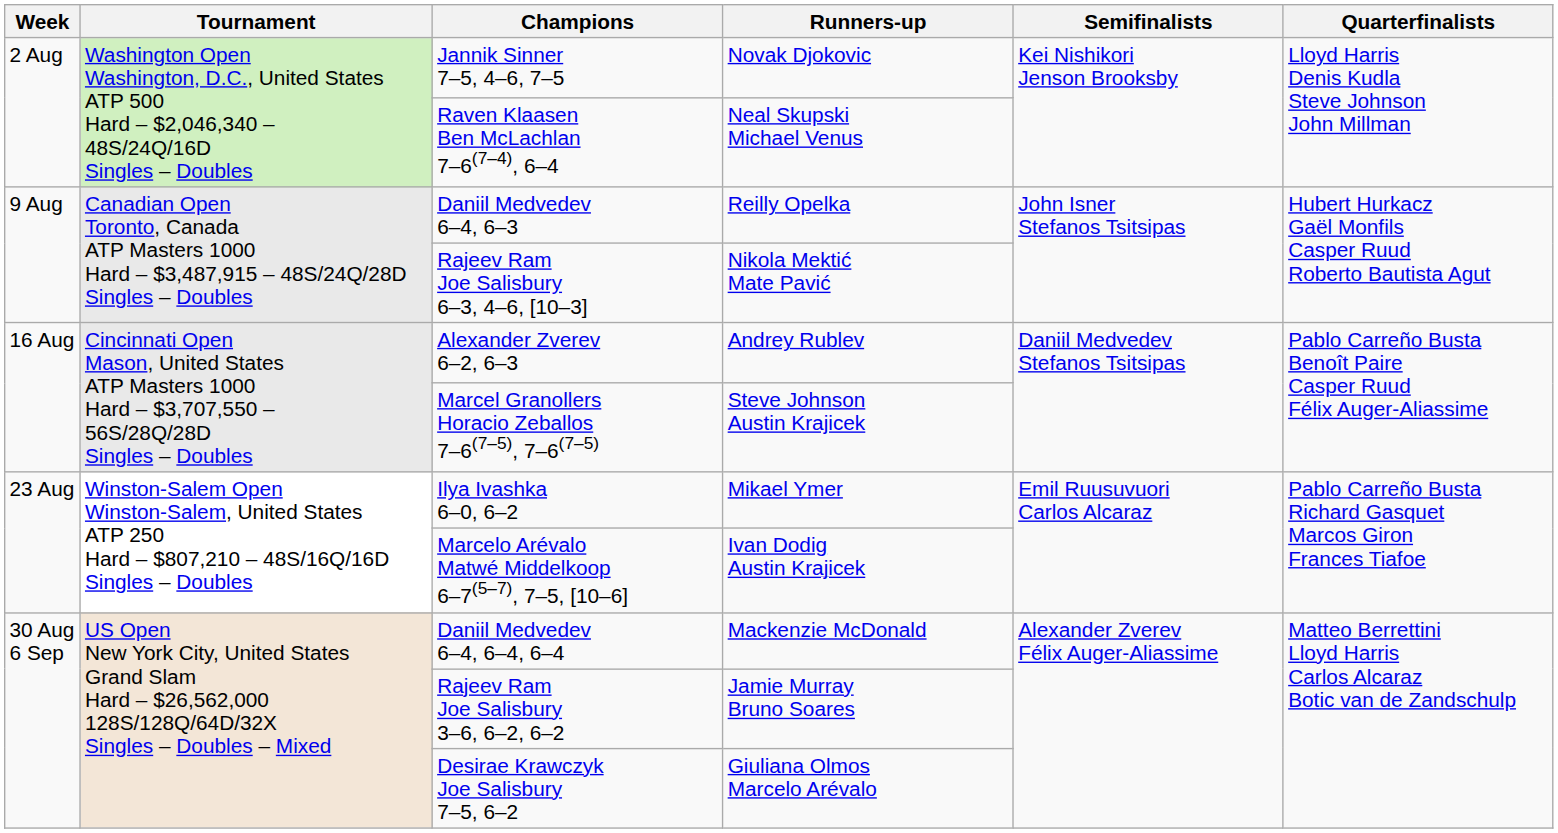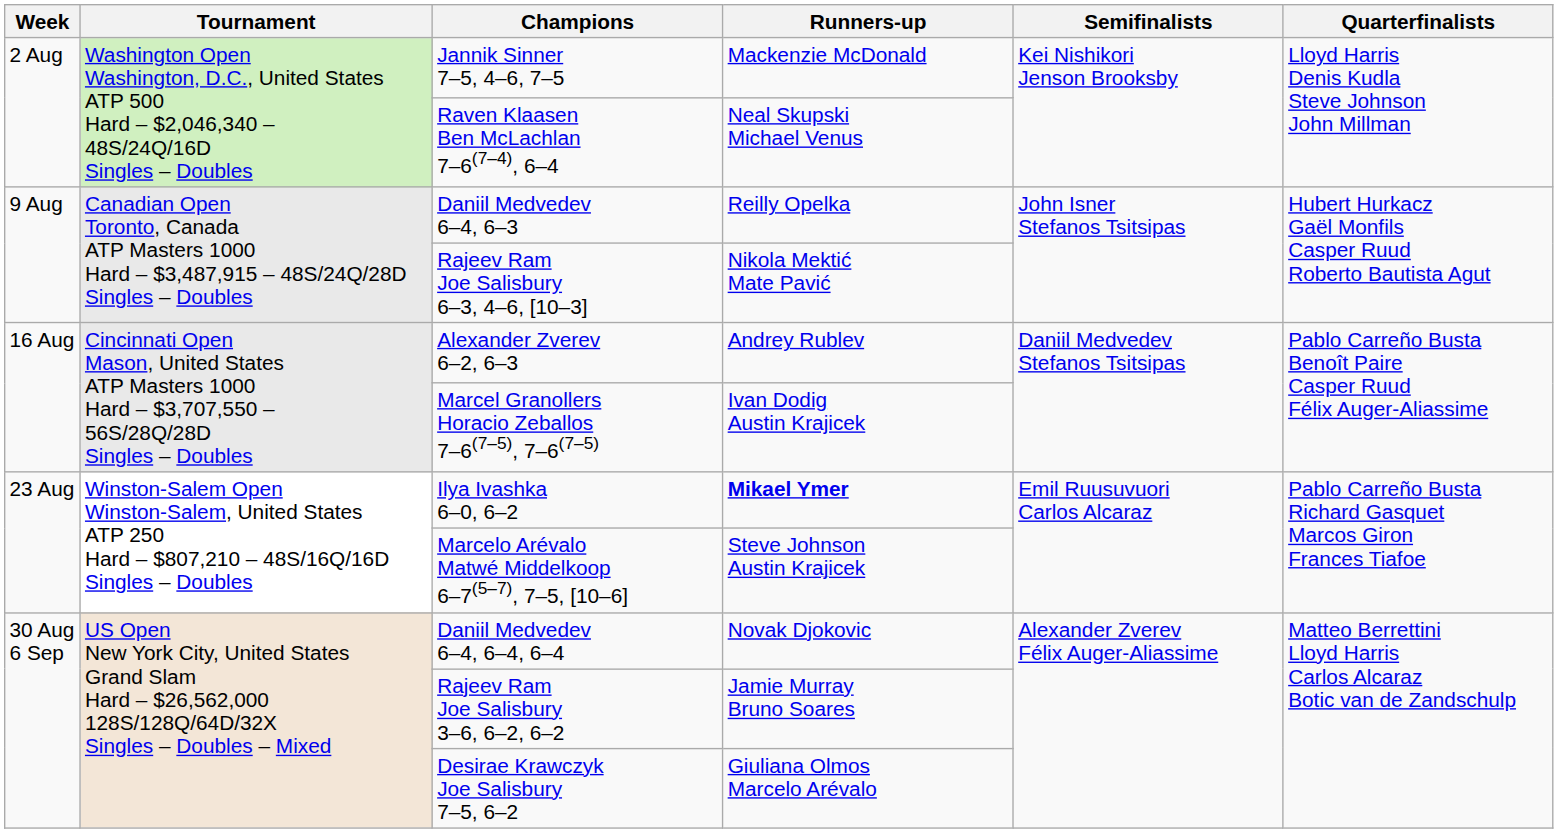(799, 54) Novak Djokovic -> (827, 54) Mackenzie McDonald
(796, 411) Steve Johnson Austin Krajicek -> (796, 411) Ivan Dodig Austin Krajicek
(785, 489) normal -> (788, 489) bold
(796, 557) Ivan Dodig Austin Krajicek -> (796, 557) Steve Johnson Austin Krajicek
(827, 629) Mackenzie McDonald -> (799, 629) Novak Djokovic
